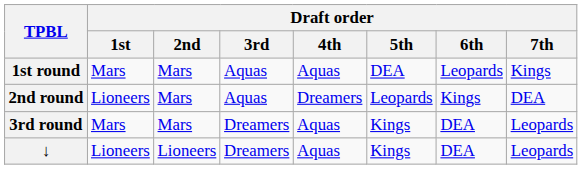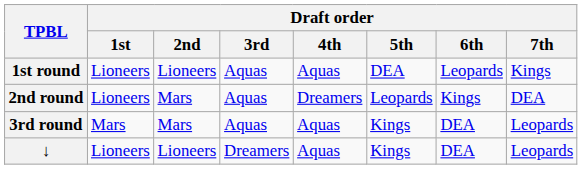(108, 71) Mars -> (120, 71) Lioneers
(175, 71) Mars -> (187, 71) Lioneers
(257, 124) Dreamers -> (246, 124) Aquas
